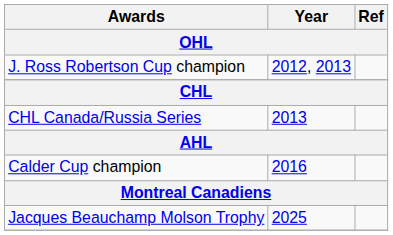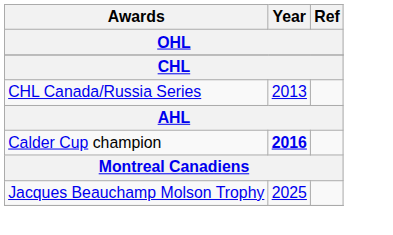- row: (127, 67)
(289, 167) normal -> (289, 142) bold
